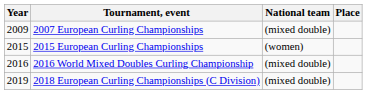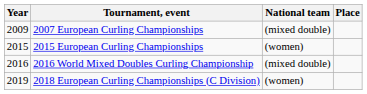(298, 81) (mixed double) -> (284, 81) (women)
